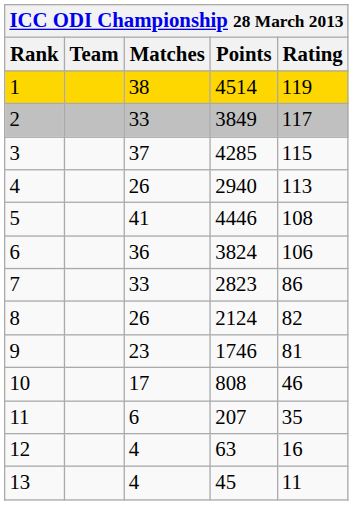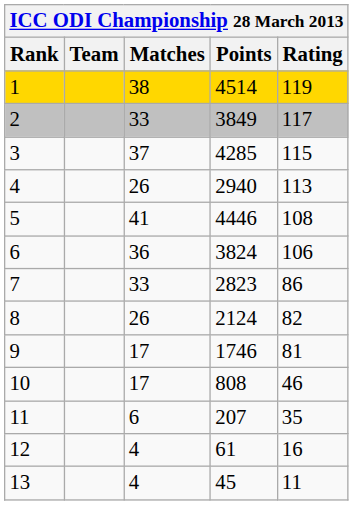(139, 350) 23 -> (139, 350) 17
(226, 449) 63 -> (226, 449) 61
